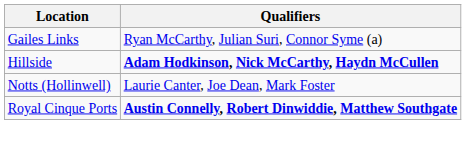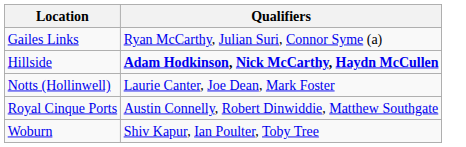(290, 108) bold -> (281, 108) normal
+ row: (30, 131)
